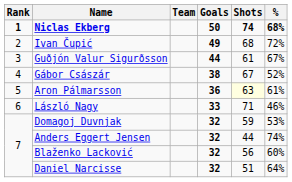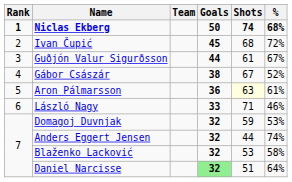(214, 44) 49 -> (214, 44) 45
(248, 153) 56 -> (248, 153) 53
(276, 153) 60% -> (276, 153) 58%
(214, 169) no background -> (214, 169) lightgreen background
